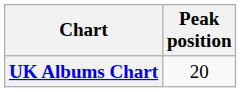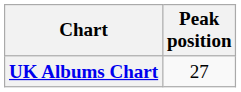(199, 71) 20 -> (199, 71) 27
